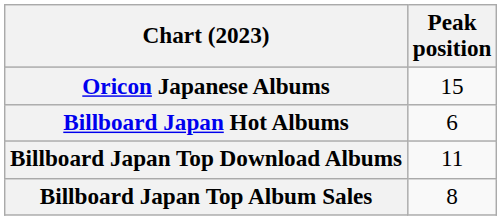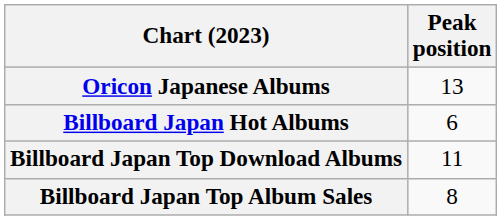(452, 85) 15 -> (452, 85) 13
